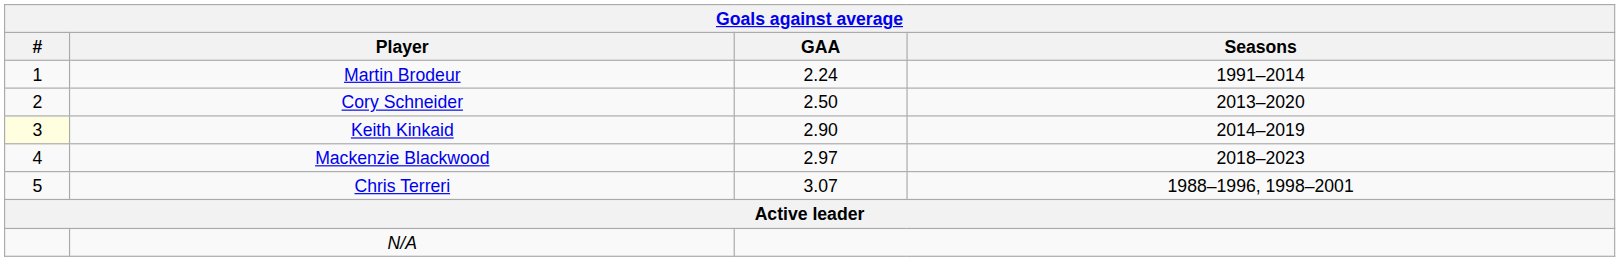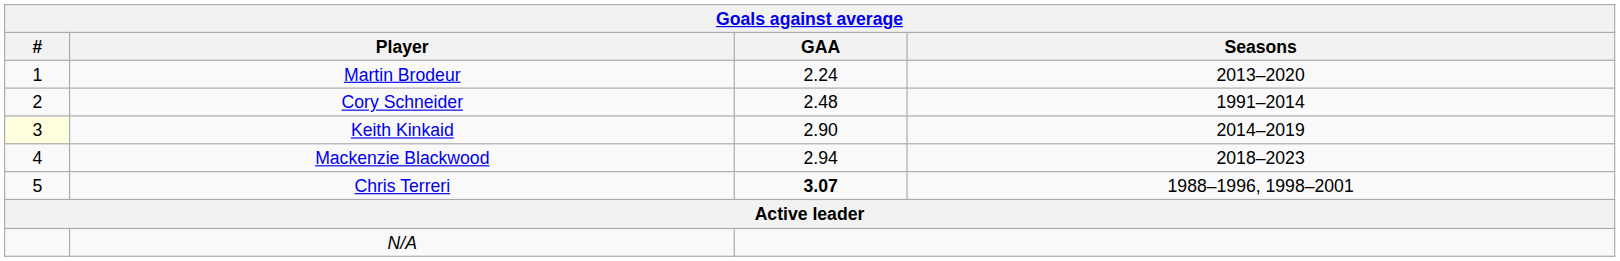(1261, 75) 1991–2014 -> (1261, 75) 2013–2020
(821, 102) 2.50 -> (821, 102) 2.48
(1261, 102) 2013–2020 -> (1261, 102) 1991–2014
(821, 158) 2.97 -> (821, 158) 2.94
(821, 186) normal -> (821, 186) bold
